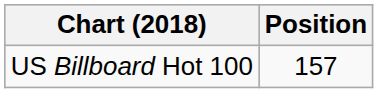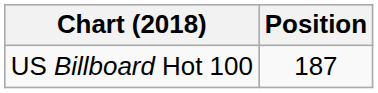(316, 66) 157 -> (316, 66) 187
